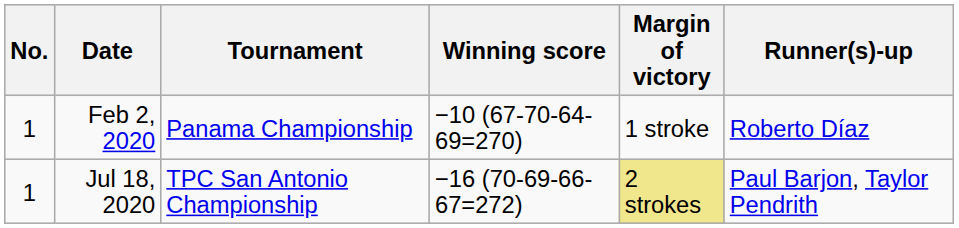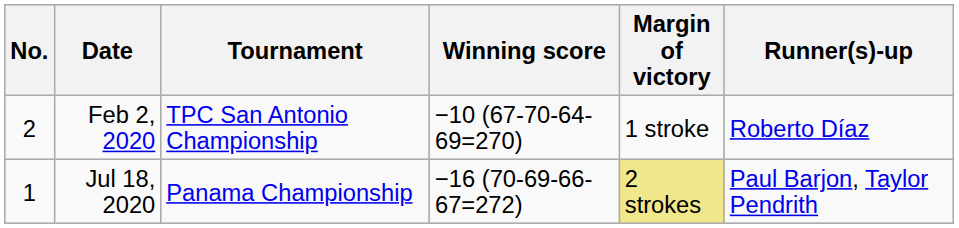(29, 128) 1 -> (29, 128) 2
(289, 128) Panama Championship -> (257, 128) TPC San Antonio Championship
(257, 192) TPC San Antonio Championship -> (289, 192) Panama Championship
